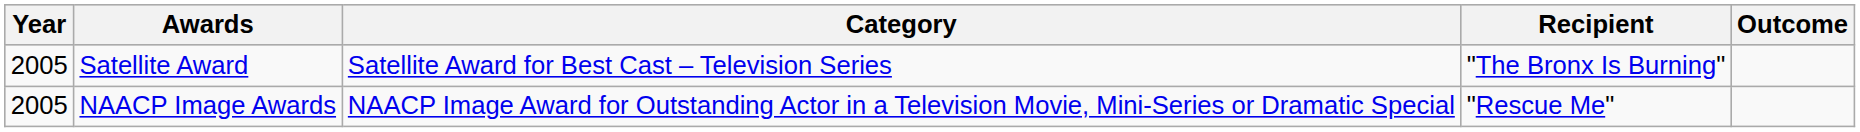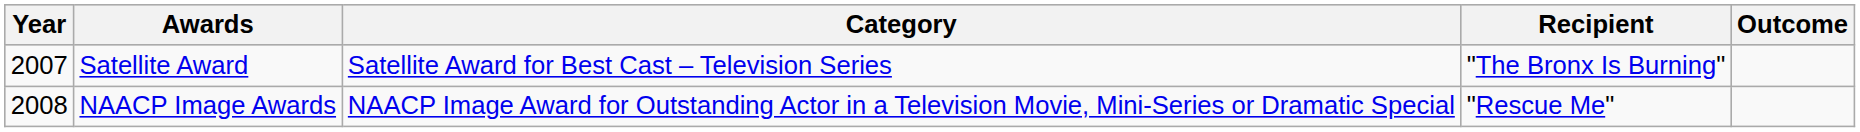(39, 65) 2005 -> (39, 65) 2007
(39, 106) 2005 -> (39, 106) 2008
